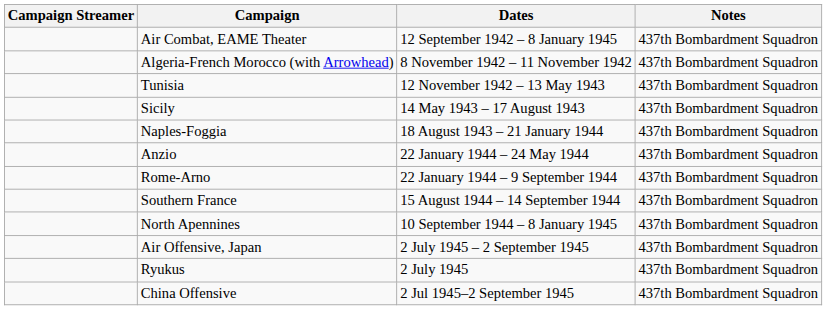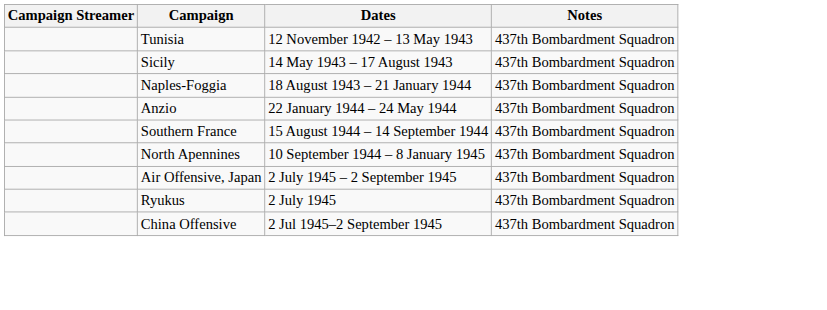- row: (224, 39)
- row: (267, 62)
- row: (176, 177)
